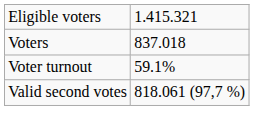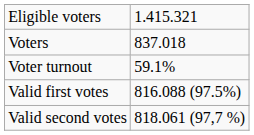+ row: (58, 92)
